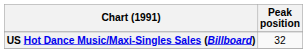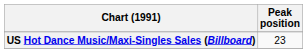(280, 40) 32 -> (280, 40) 23
